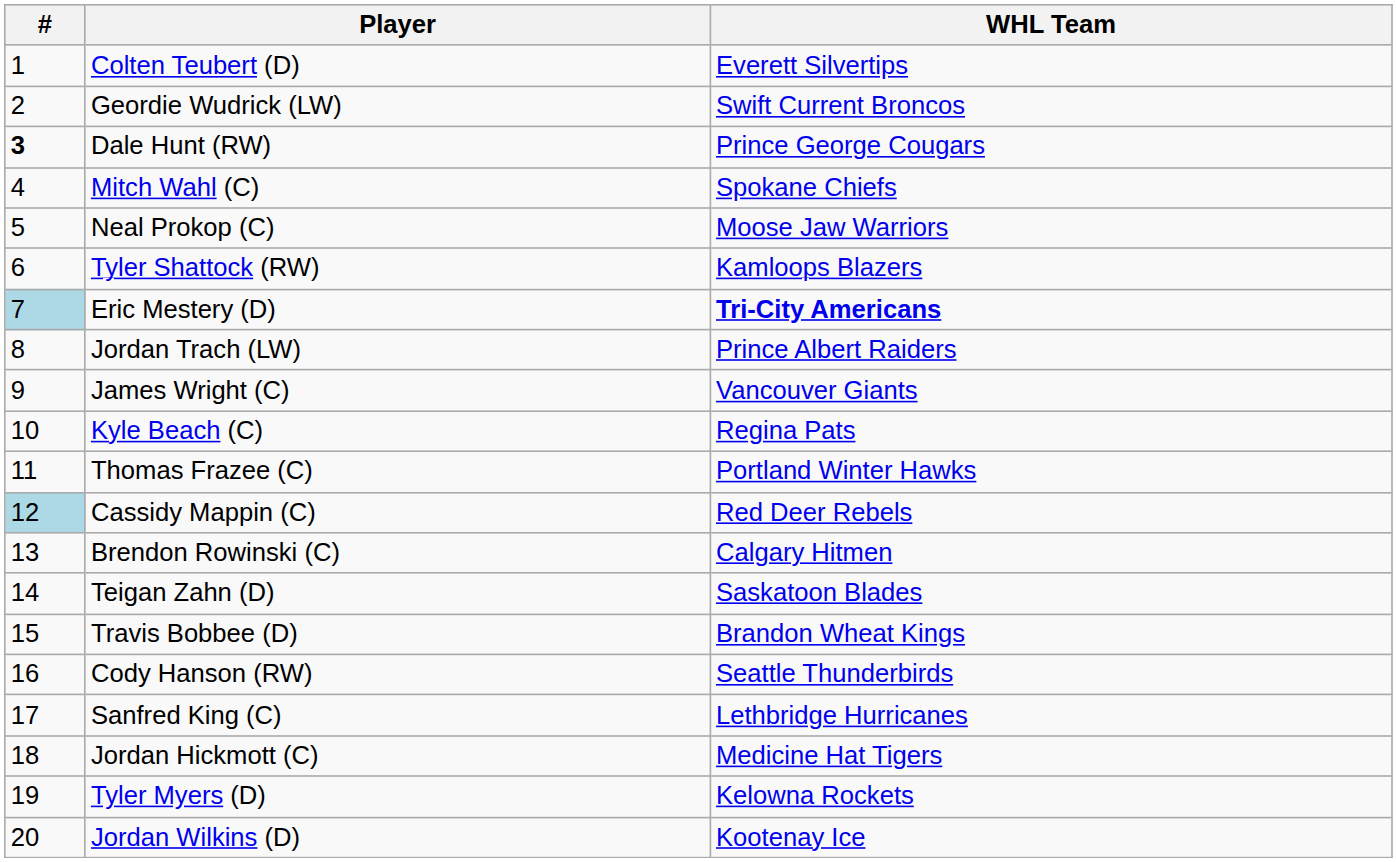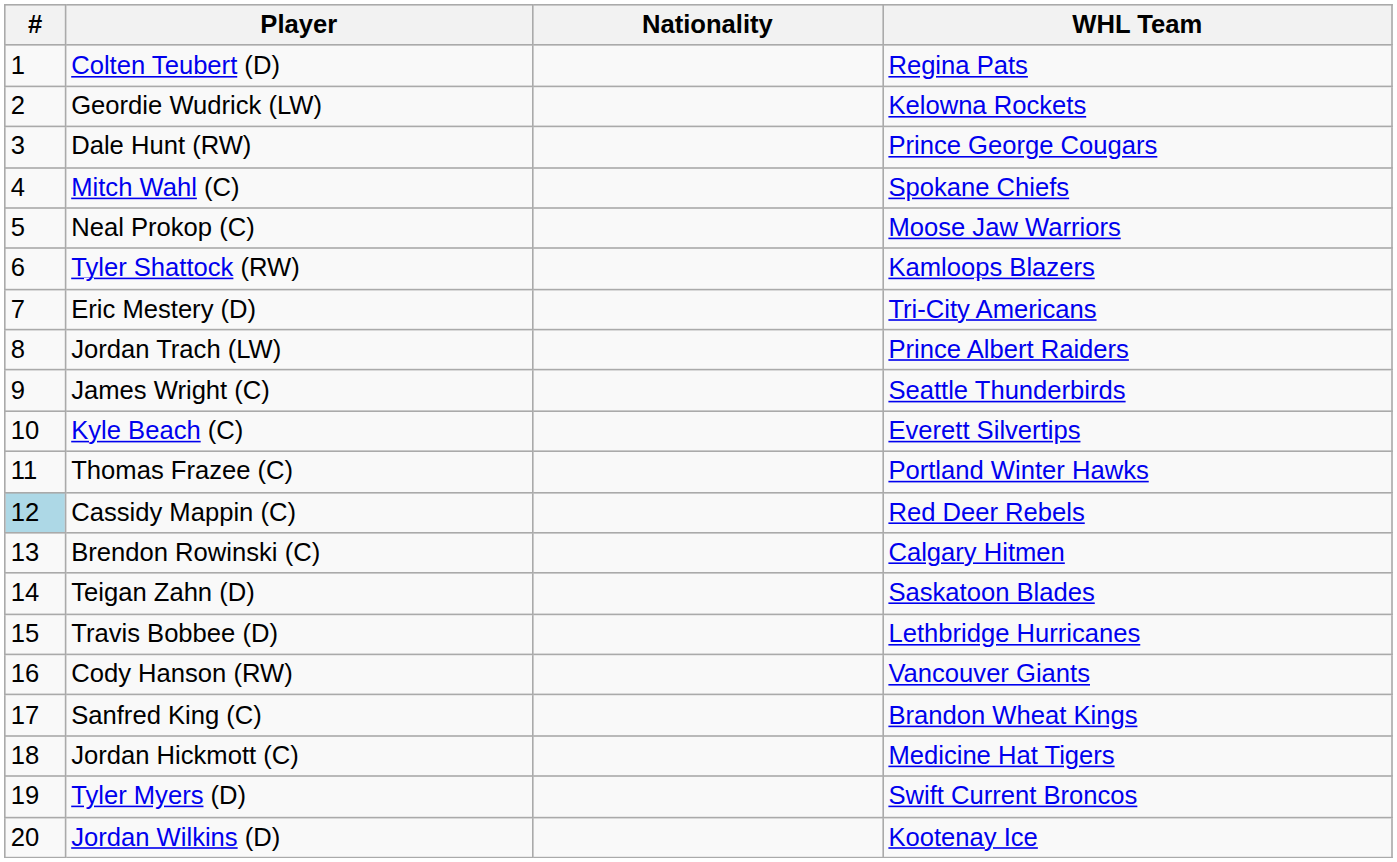+ column: (707, 24)
(812, 65) Everett Silvertips -> (958, 65) Regina Pats
(840, 106) Swift Current Broncos -> (987, 106) Kelowna Rockets
(18, 146) bold -> (18, 146) normal
(18, 308) lightblue background -> (18, 308) no background
(829, 308) bold -> (992, 308) normal
(817, 390) Vancouver Giants -> (1007, 390) Seattle Thunderbirds
(786, 430) Regina Pats -> (984, 430) Everett Silvertips
(841, 633) Brandon Wheat Kings -> (1014, 633) Lethbridge Hurricanes
(835, 674) Seattle Thunderbirds -> (989, 674) Vancouver Giants
(842, 715) Lethbridge Hurricanes -> (1013, 715) Brandon Wheat Kings
(815, 796) Kelowna Rockets -> (1013, 796) Swift Current Broncos
